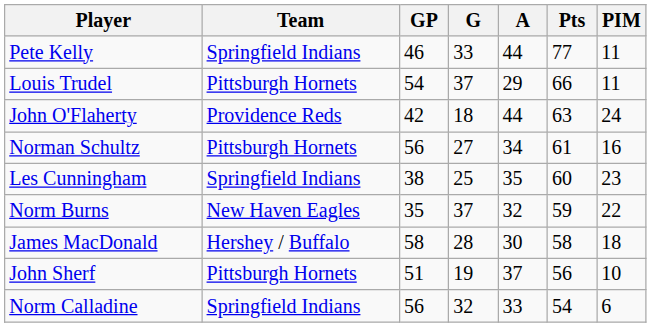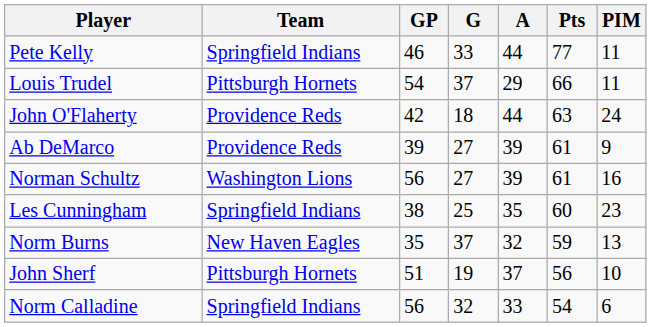+ row: (62, 147)
(282, 147) Pittsburgh Hornets -> (279, 178) Washington Lions
(513, 147) 34 -> (513, 178) 39
(611, 210) 22 -> (611, 242) 13
- row: (83, 242)
